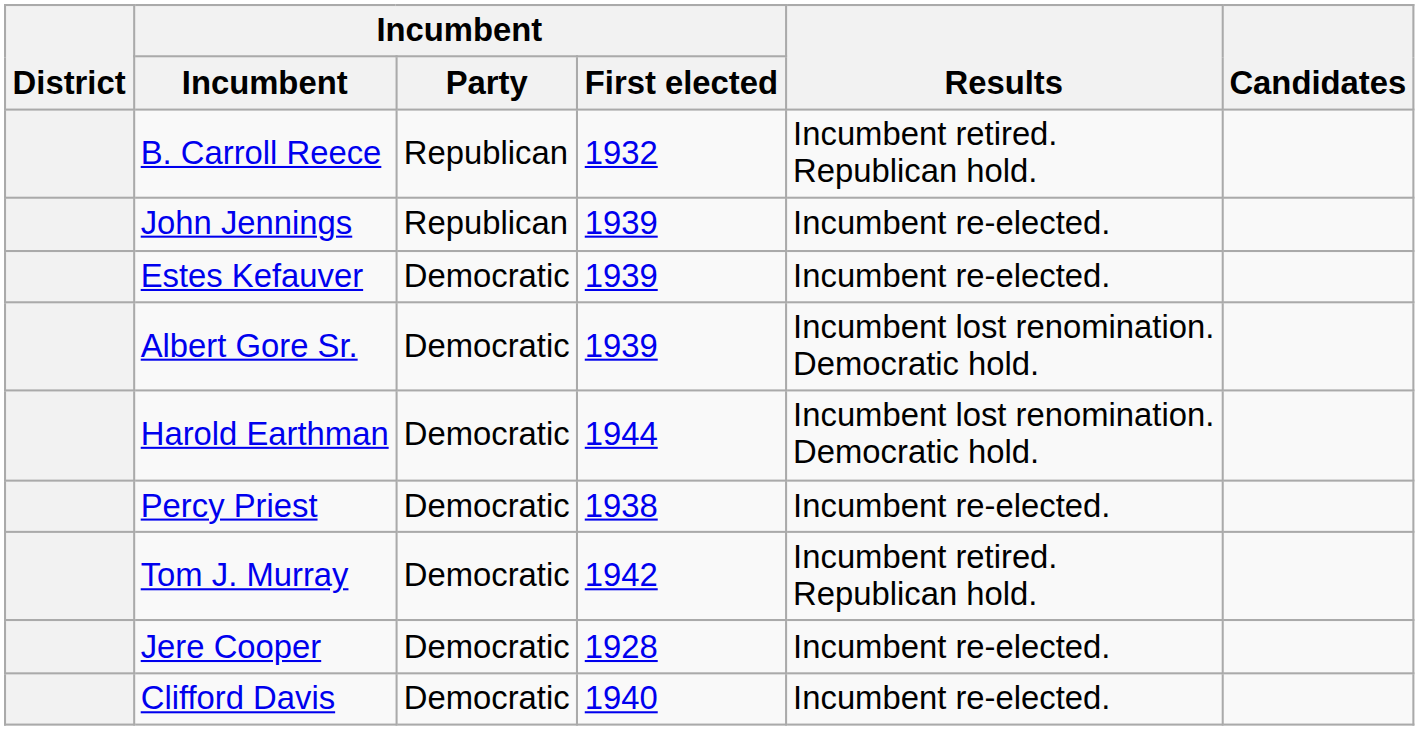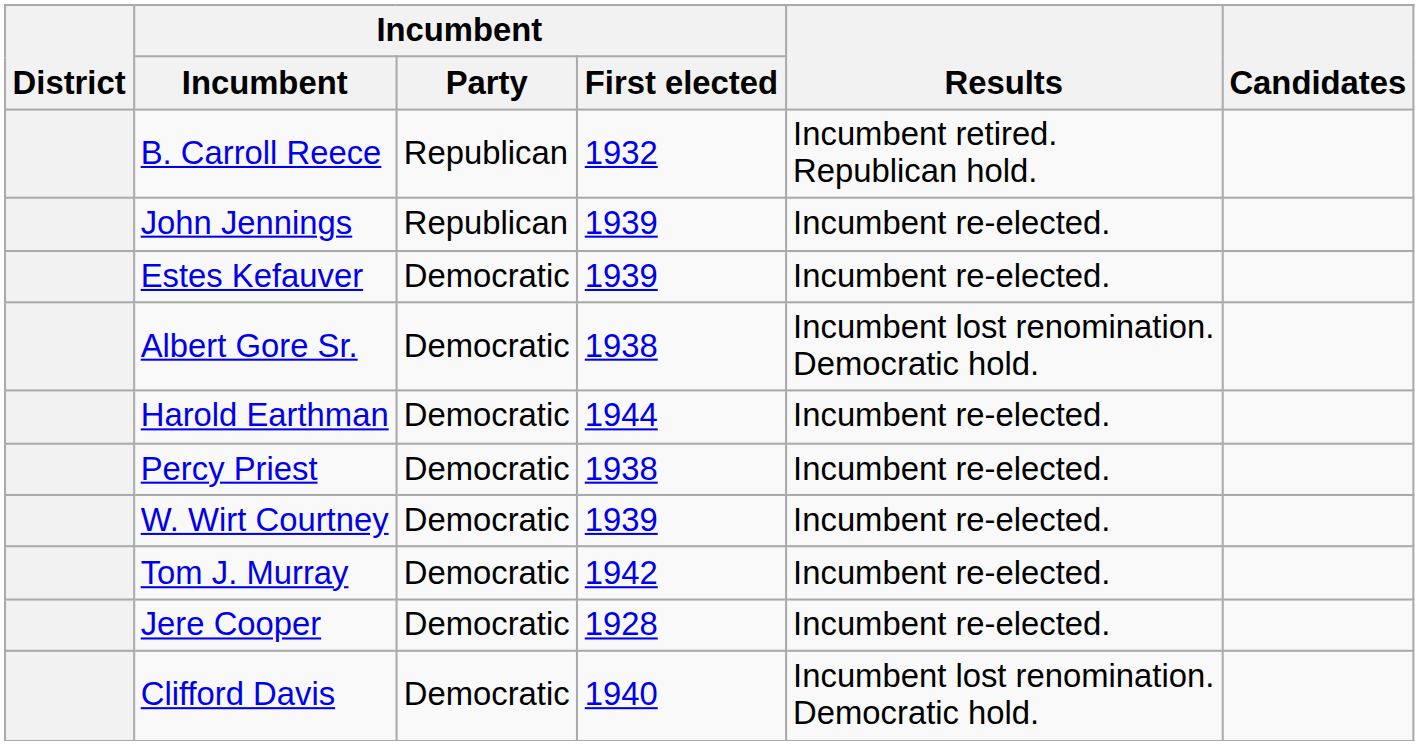(621, 345) 1939 -> (621, 345) 1938
(1004, 434) Incumbent lost renomination. Democratic hold. -> (952, 416) Incumbent re-elected.
+ row: (265, 520)
(925, 575) Incumbent retired. Republican hold. -> (952, 572) Incumbent re-elected.
(952, 698) Incumbent re-elected. -> (1004, 694) Incumbent lost renomination. Democratic hold.
